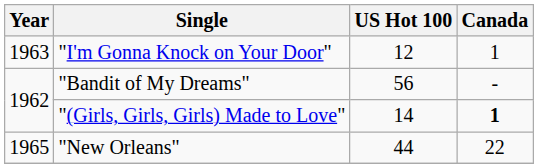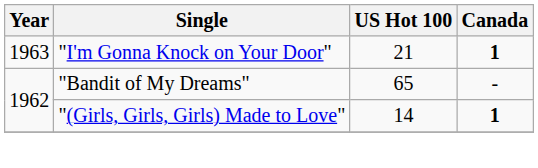(403, 52) 12 -> (403, 52) 21
(495, 52) normal -> (495, 52) bold
(403, 83) 56 -> (403, 83) 65
- row: (119, 147)
